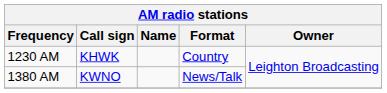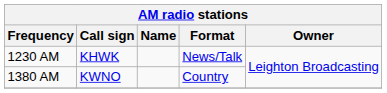(205, 56) Country -> (212, 56) News/Talk
(212, 77) News/Talk -> (205, 77) Country
